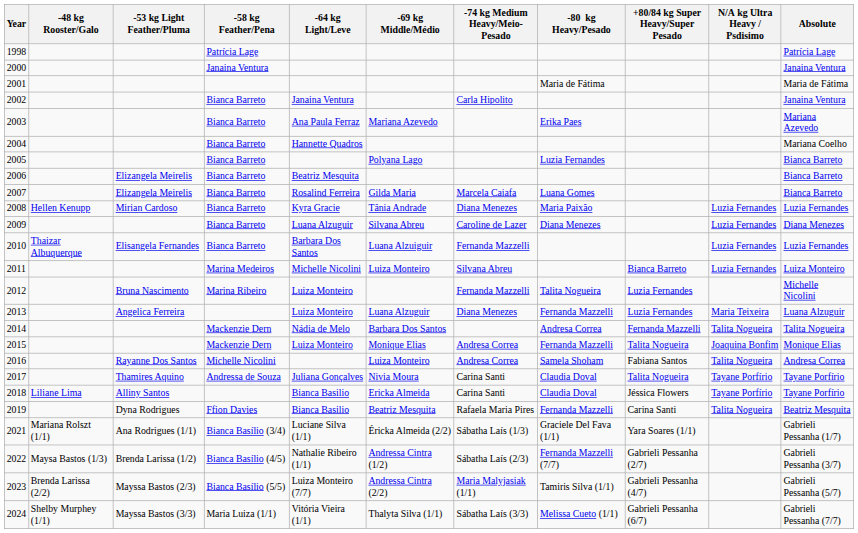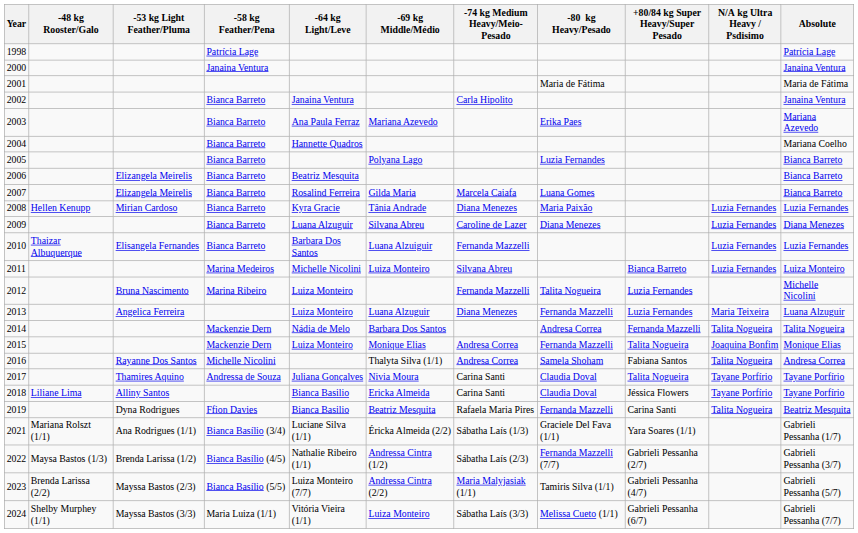(399, 361) Luiza Monteiro -> (405, 361) Thalyta Silva (1/1)
(405, 514) Thalyta Silva (1/1) -> (399, 514) Luiza Monteiro
